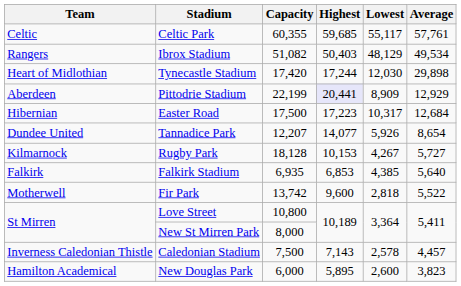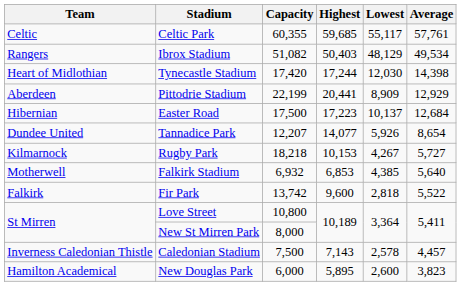(432, 73) 29,898 -> (432, 73) 14,398
(340, 93) lavender background -> (340, 93) no background
(385, 113) 10,317 -> (385, 113) 10,137
(290, 152) 18,128 -> (290, 152) 18,218
(25, 172) Falkirk -> (36, 172) Motherwell
(290, 172) 6,935 -> (290, 172) 6,932
(36, 192) Motherwell -> (25, 192) Falkirk
